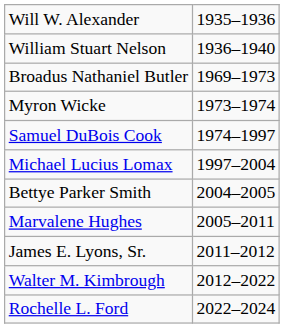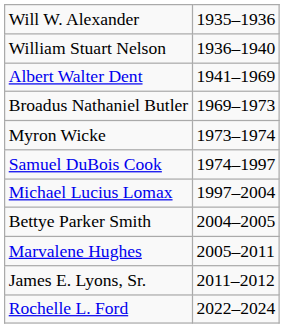+ row: (76, 77)
- row: (87, 280)
